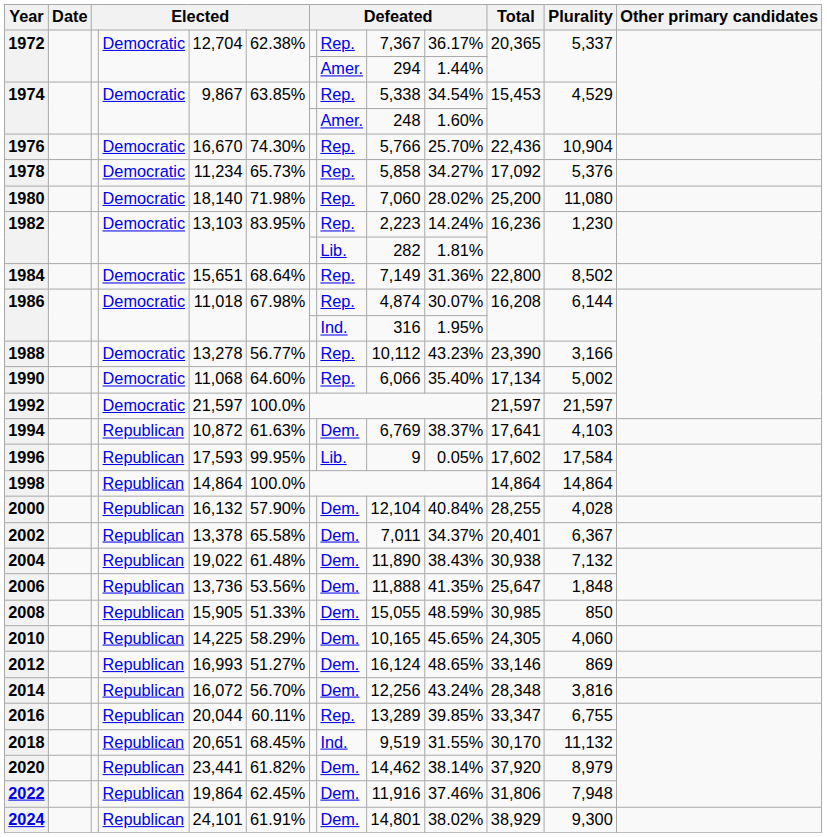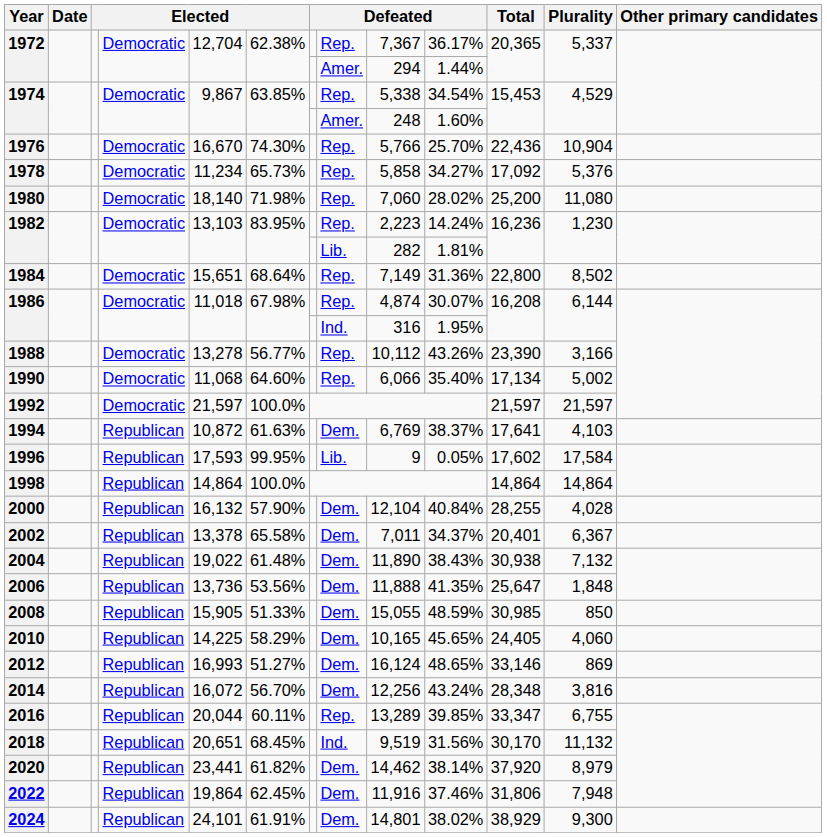(456, 353) 43.23% -> (456, 353) 43.26%
(516, 638) 24,305 -> (516, 638) 24,405
(456, 742) 31.55% -> (456, 742) 31.56%
